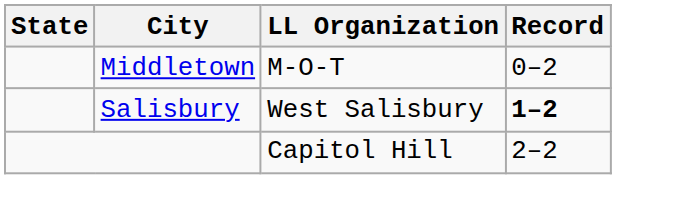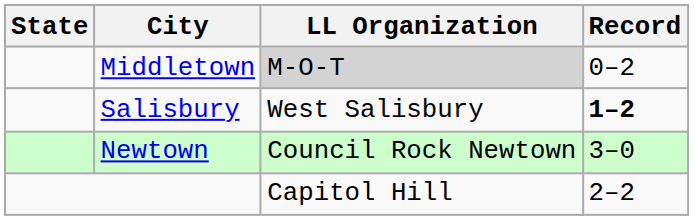(306, 68) no background -> (306, 68) lightgrey background
+ row: (155, 152)
